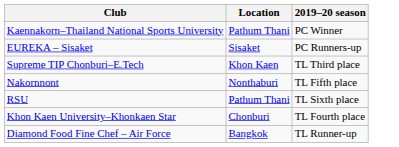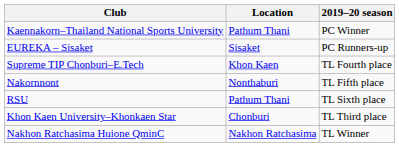(327, 64) TL Third place -> (357, 64) TL Fourth place
(330, 116) TL Fourth place -> (354, 116) TL Third place
+ row: (86, 133)
- row: (89, 133)
